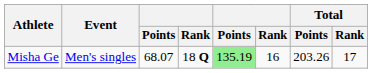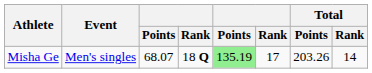(273, 57) 16 -> (273, 57) 17
(350, 57) 17 -> (350, 57) 14
